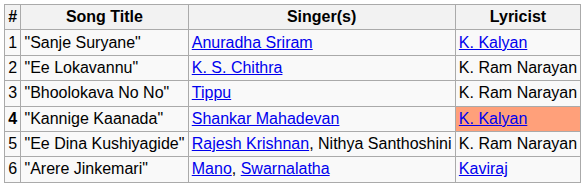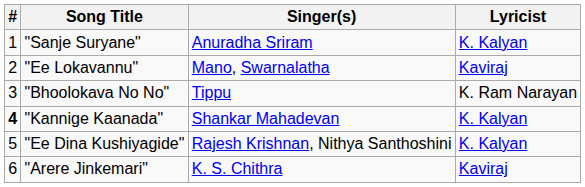(237, 67) K. S. Chithra -> (261, 67) Mano, Swarnalatha
(518, 67) K. Ram Narayan -> (483, 67) Kaviraj
(493, 118) lightsalmon background -> (493, 118) no background
(518, 144) K. Ram Narayan -> (493, 144) K. Kalyan
(261, 169) Mano, Swarnalatha -> (237, 169) K. S. Chithra
